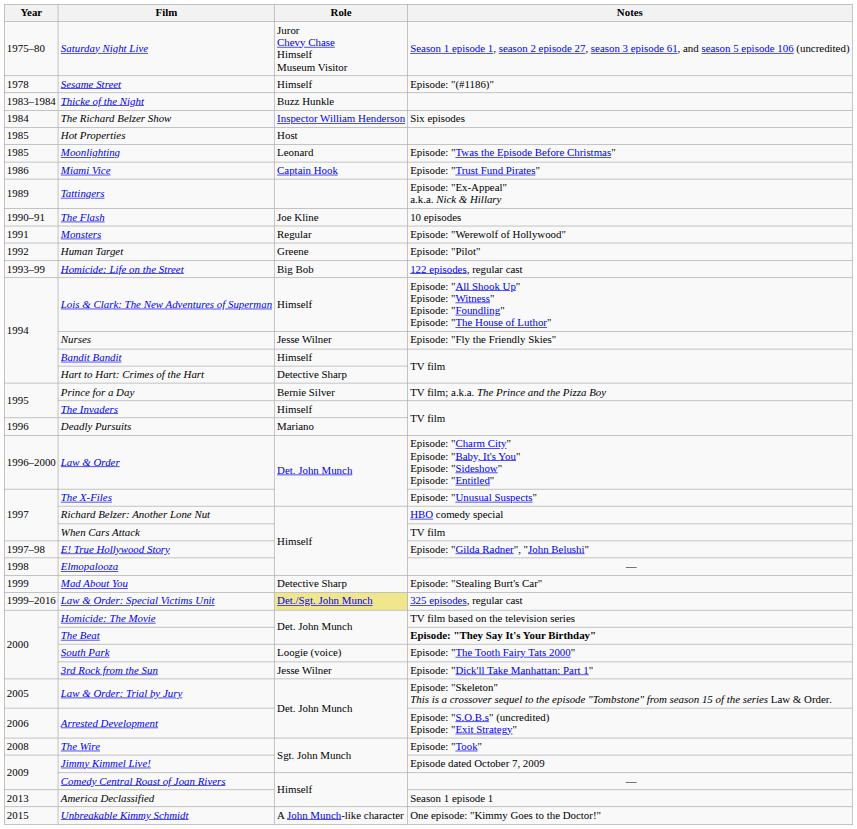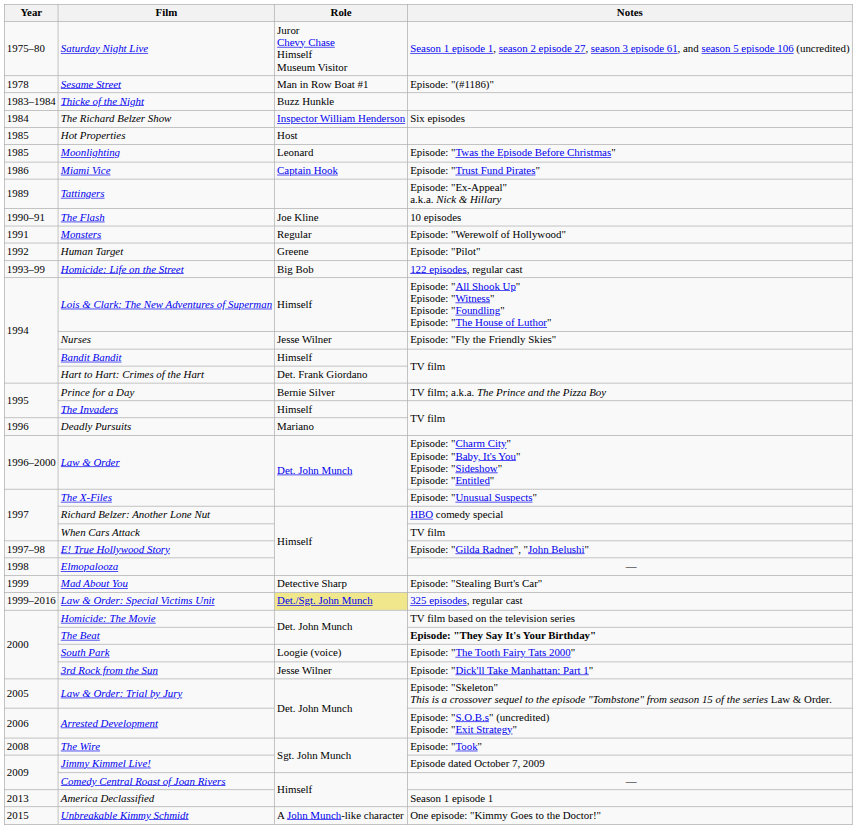(295, 84) Himself -> (323, 84) Man in Row Boat #1
(312, 374) Detective Sharp -> (322, 374) Det. Frank Giordano
